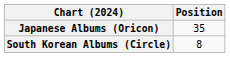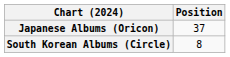(199, 28) 35 -> (199, 28) 37
